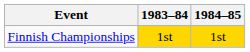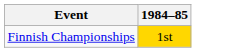- column: (165, 15)
